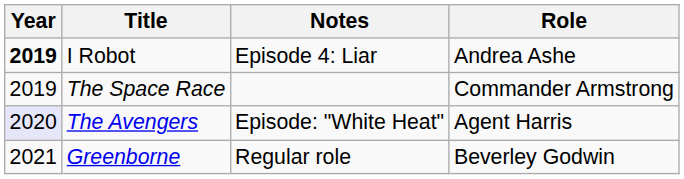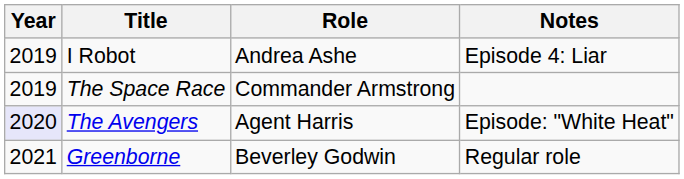columns swapped: (564, 21) <-> (340, 21)
(33, 55) bold -> (33, 55) normal
